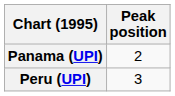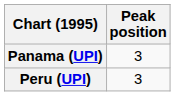(138, 56) 2 -> (138, 56) 3
